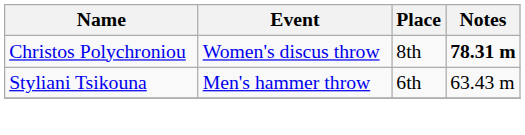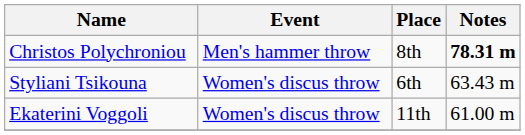(291, 51) Women's discus throw -> (286, 51) Men's hammer throw
(286, 82) Men's hammer throw -> (291, 82) Women's discus throw
+ row: (78, 113)
